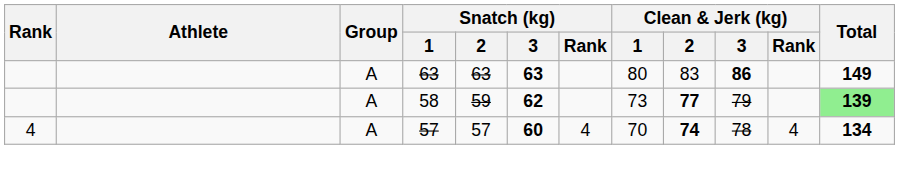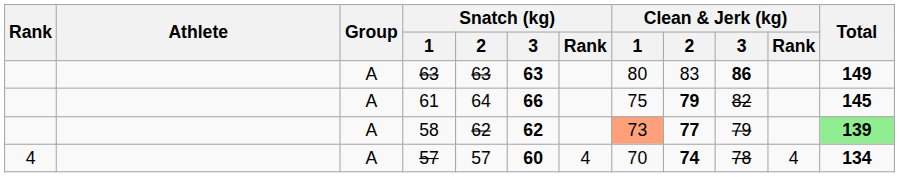+ row: (429, 102)
(481, 102) 59 -> (481, 130) 62
(637, 102) no background -> (637, 130) lightsalmon background
